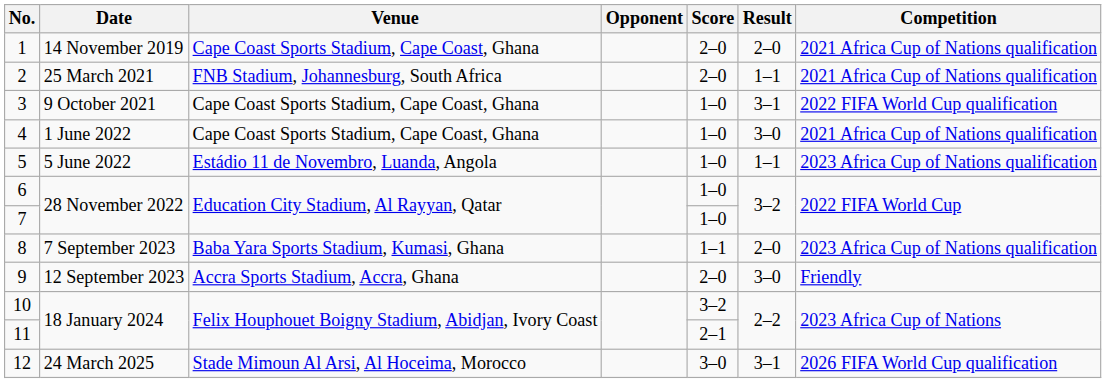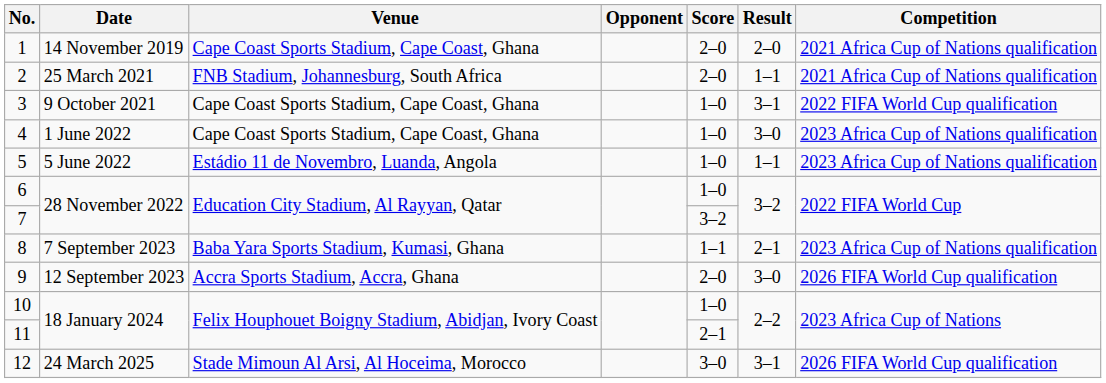(949, 133) 2021 Africa Cup of Nations qualification -> (949, 133) 2023 Africa Cup of Nations qualification
(713, 219) 1–0 -> (713, 219) 3–2
(767, 248) 2–0 -> (767, 248) 2–1
(831, 276) Friendly -> (929, 276) 2026 FIFA World Cup qualification
(713, 305) 3–2 -> (713, 305) 1–0
